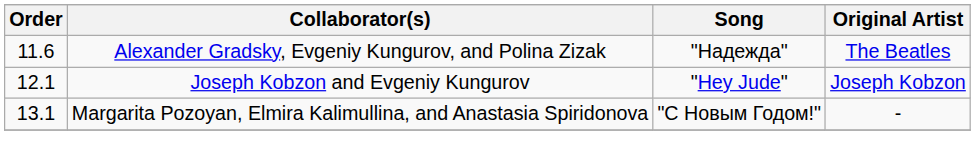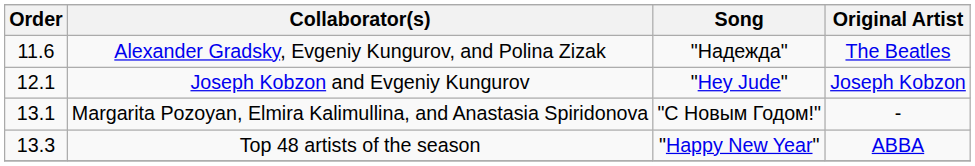+ row: (360, 144)
